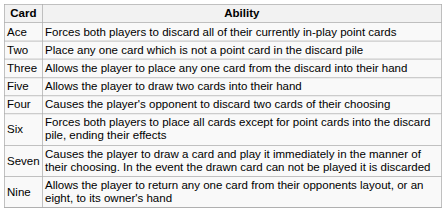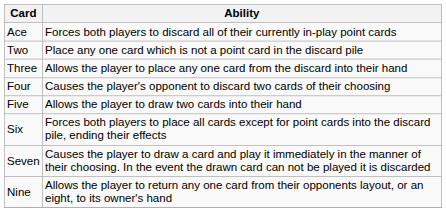rows swapped: (19, 104) <-> (18, 86)
